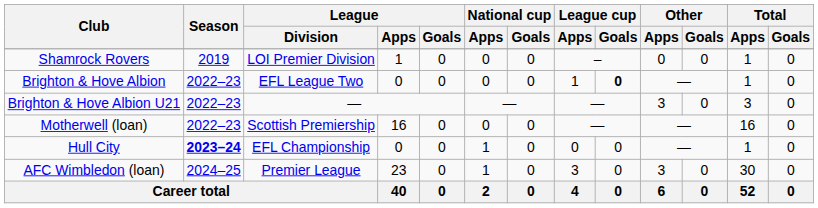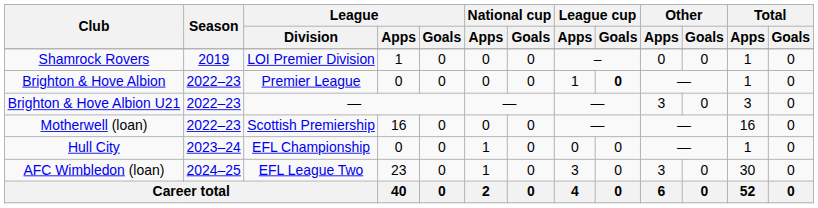(311, 81) EFL League Two -> (311, 81) Premier League
(214, 147) bold -> (214, 147) normal
(311, 170) Premier League -> (311, 170) EFL League Two
